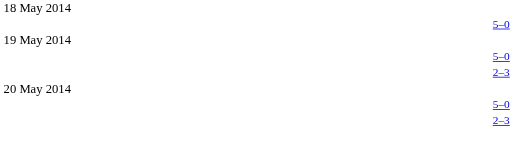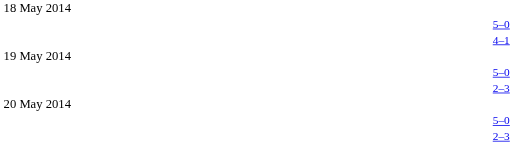+ row: (210, 40)
